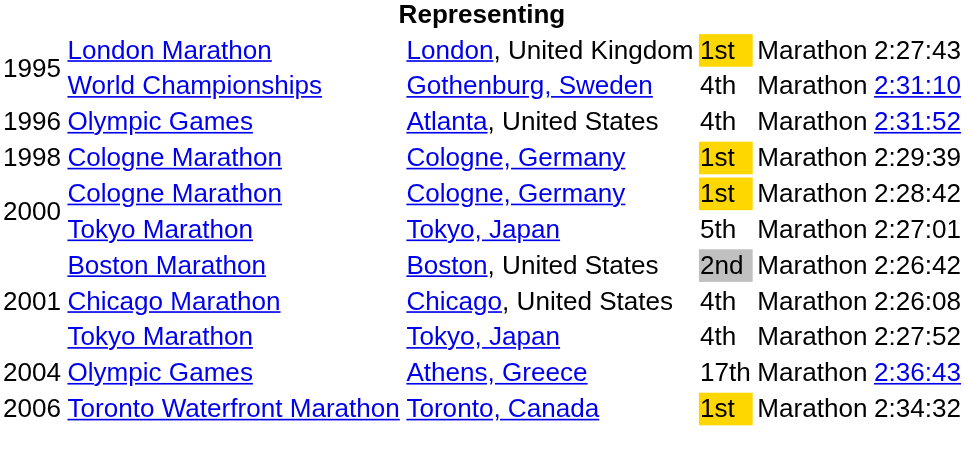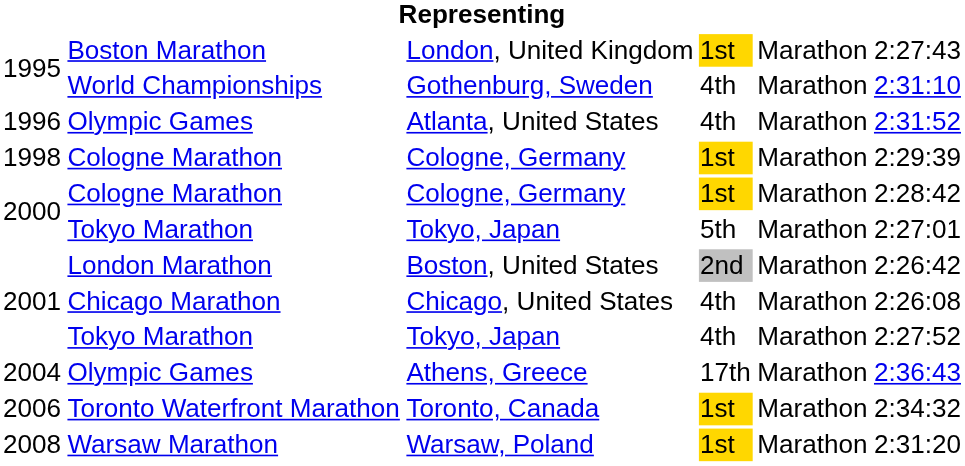(170, 50) London Marathon -> (167, 50) Boston Marathon
(167, 265) Boston Marathon -> (170, 265) London Marathon
+ row: (32, 444)
